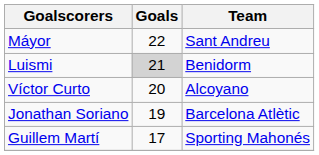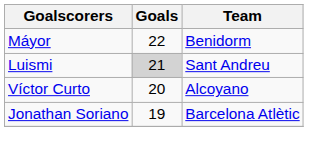(228, 41) Sant Andreu -> (218, 41) Benidorm
(218, 65) Benidorm -> (228, 65) Sant Andreu
- row: (54, 138)
